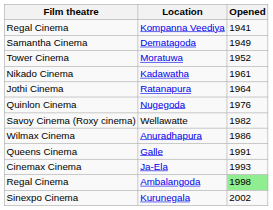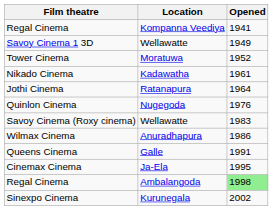+ row: (50, 43)
- row: (47, 43)
(240, 120) 1982 -> (240, 120) 1983
(240, 167) 1993 -> (240, 167) 1995
